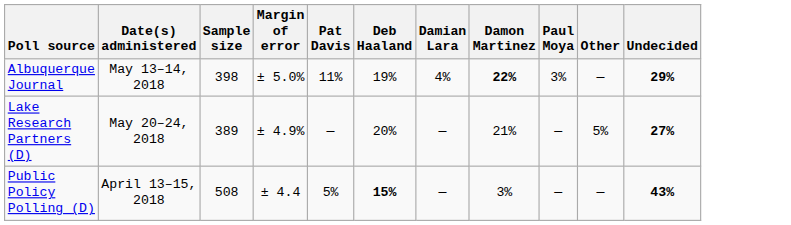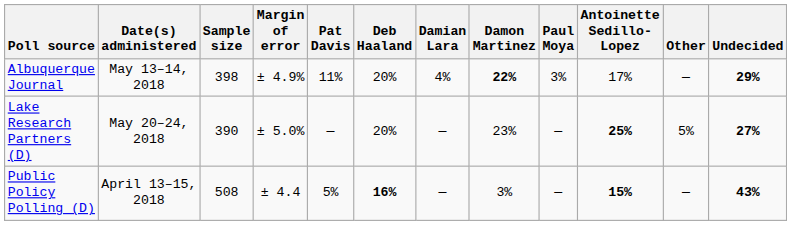+ column: (620, 31)
(281, 77) ± 5.0% -> (281, 77) ± 4.9%
(385, 77) 19% -> (385, 77) 20%
(227, 131) 389 -> (227, 131) 390
(281, 131) ± 4.9% -> (281, 131) ± 5.0%
(504, 131) 21% -> (504, 131) 23%
(385, 193) 15% -> (385, 193) 16%
